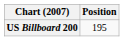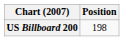(99, 28) 195 -> (99, 28) 198
